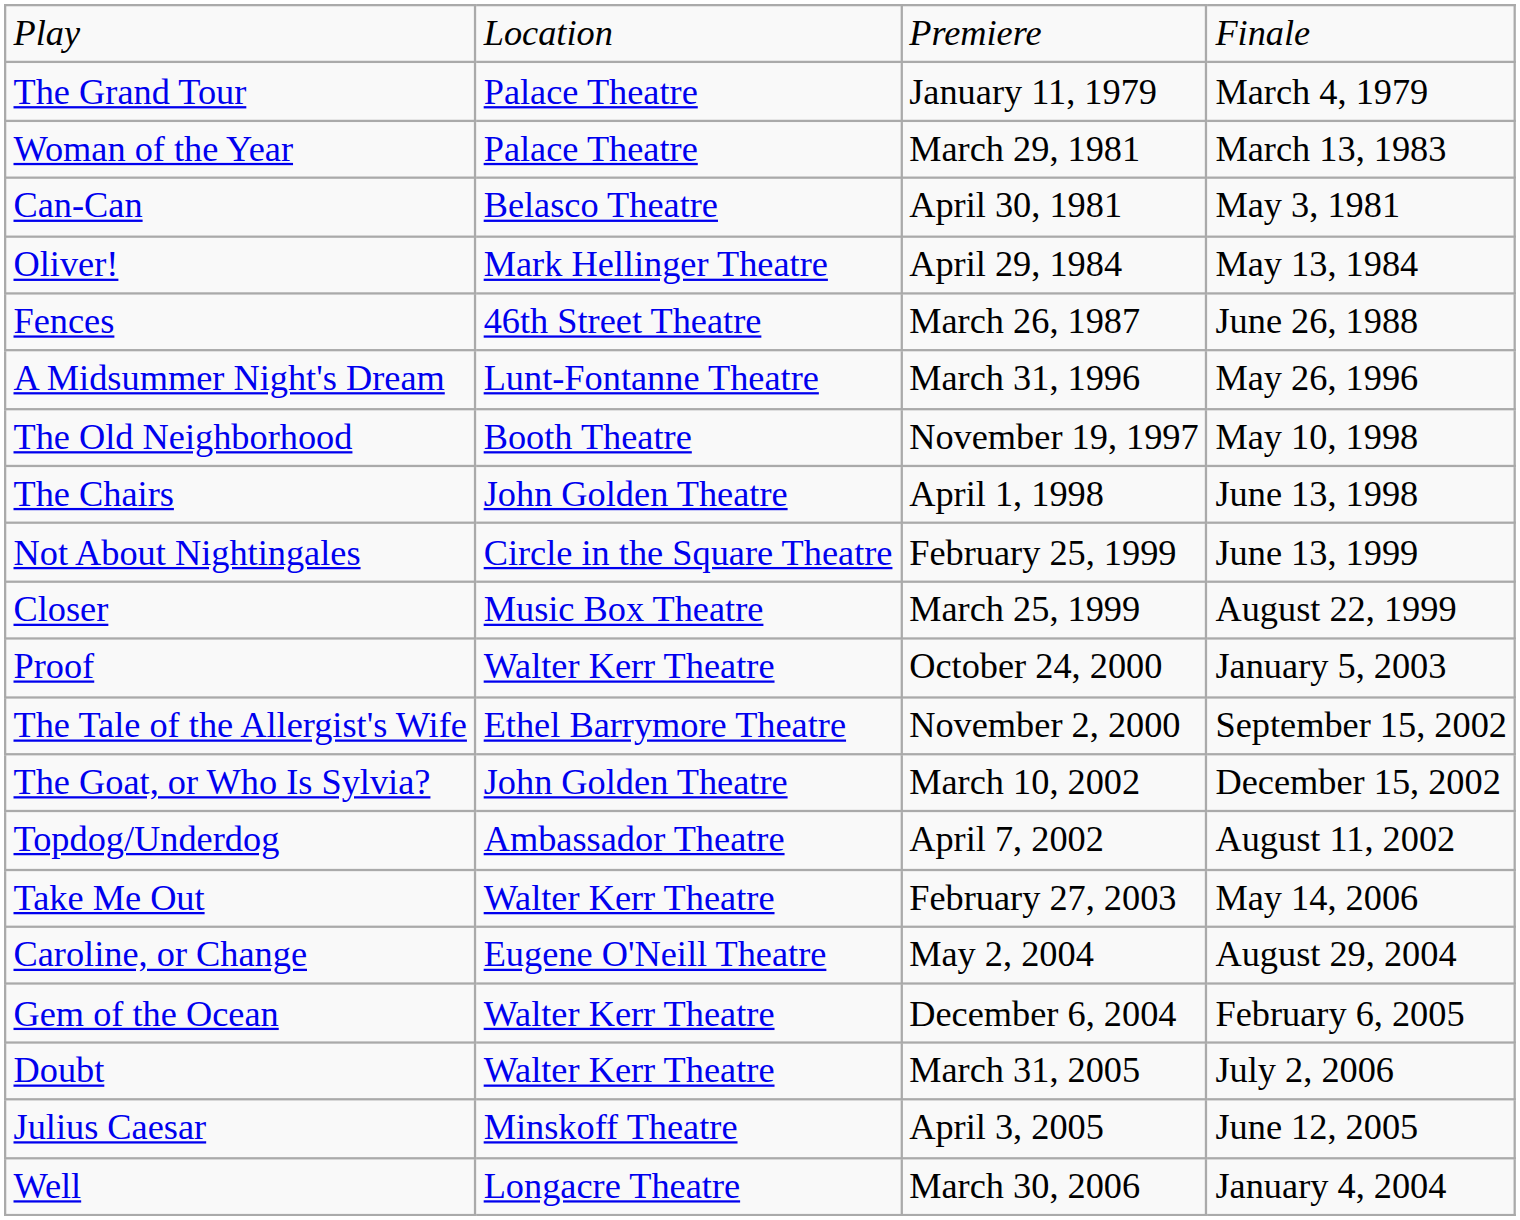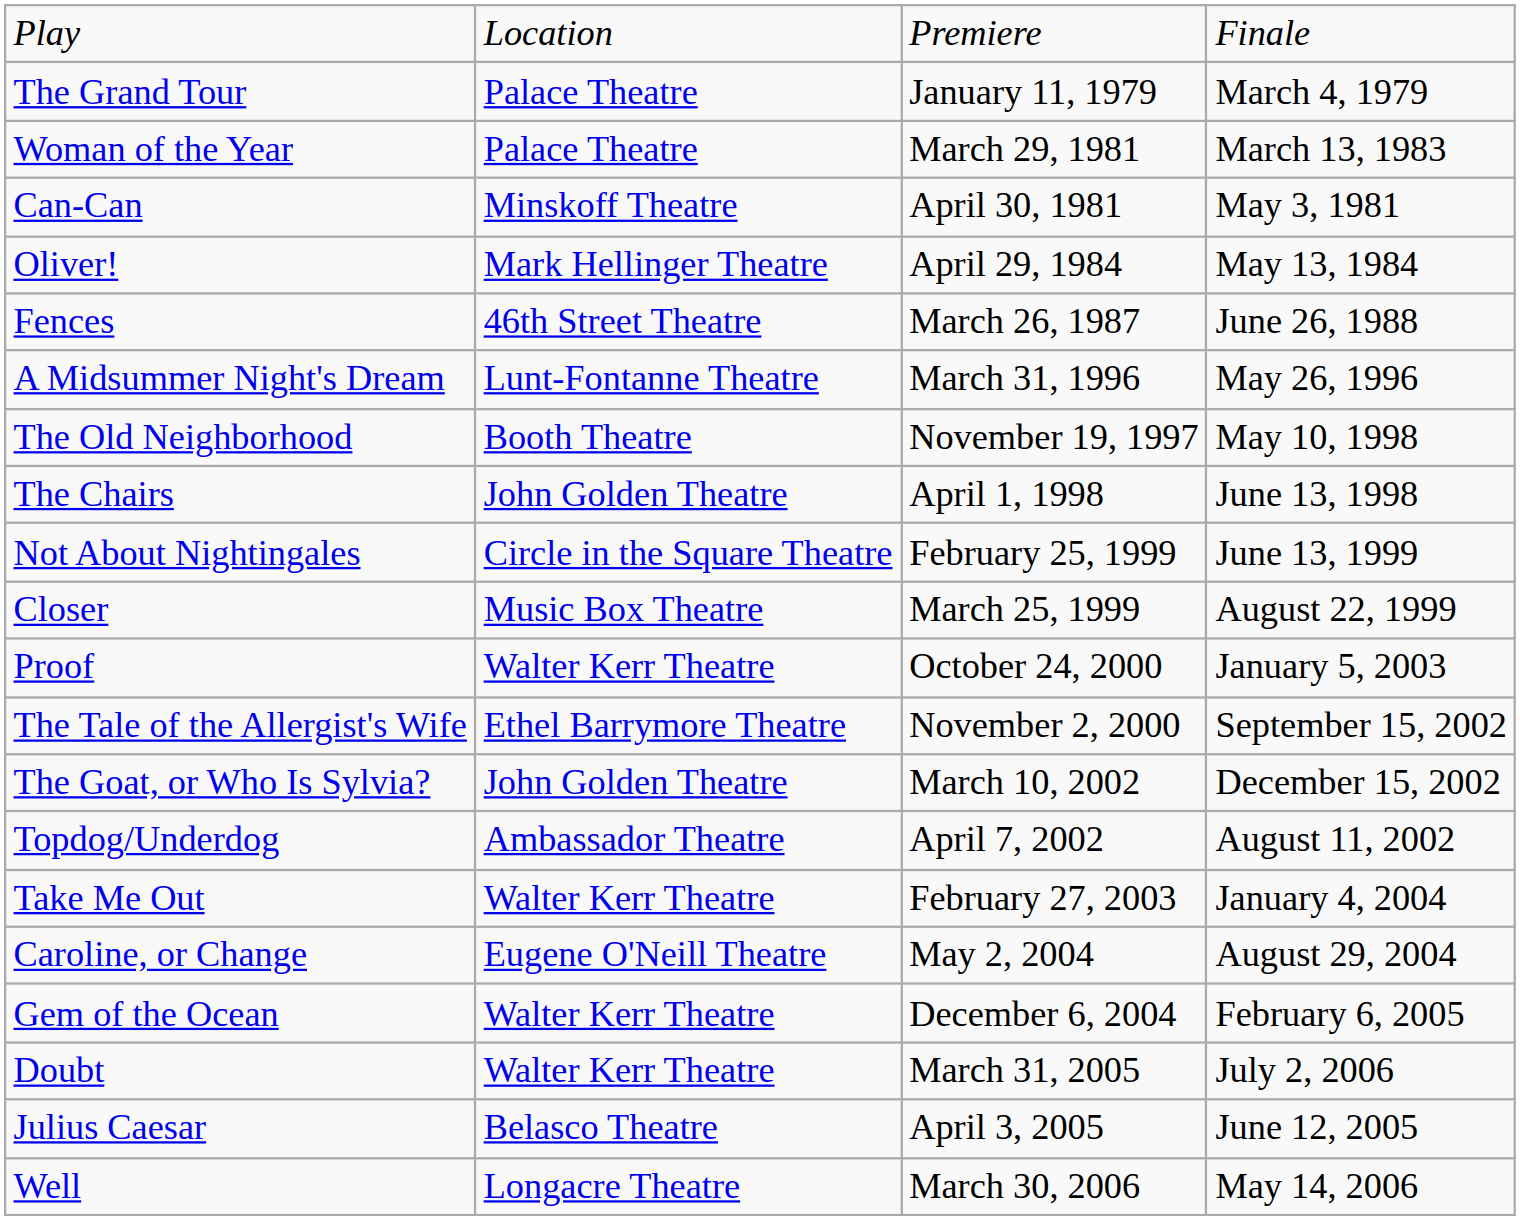(601, 206) Belasco Theatre -> (611, 206) Minskoff Theatre
(1317, 897) May 14, 2006 -> (1331, 897) January 4, 2004
(611, 1127) Minskoff Theatre -> (601, 1127) Belasco Theatre
(1331, 1185) January 4, 2004 -> (1317, 1185) May 14, 2006
